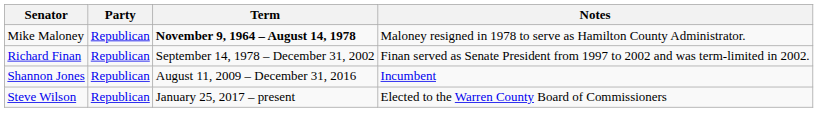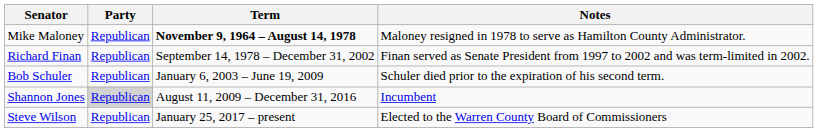+ row: (40, 76)
(120, 76) no background -> (120, 96) lightgrey background
